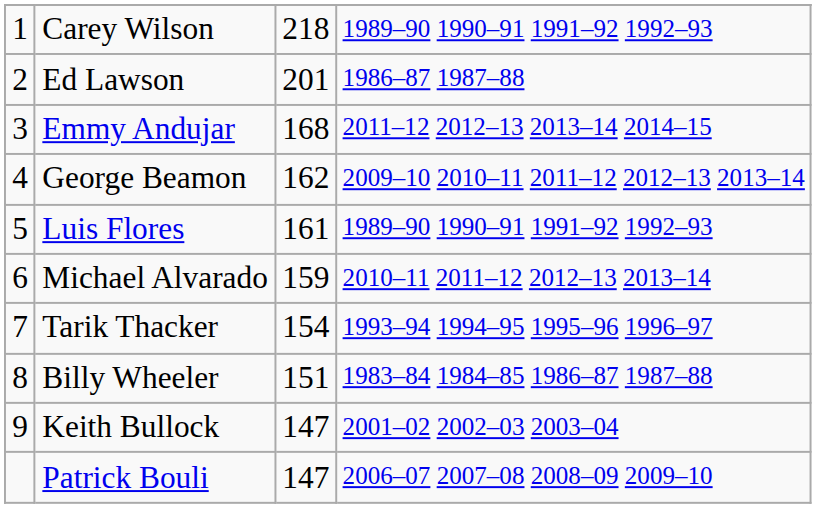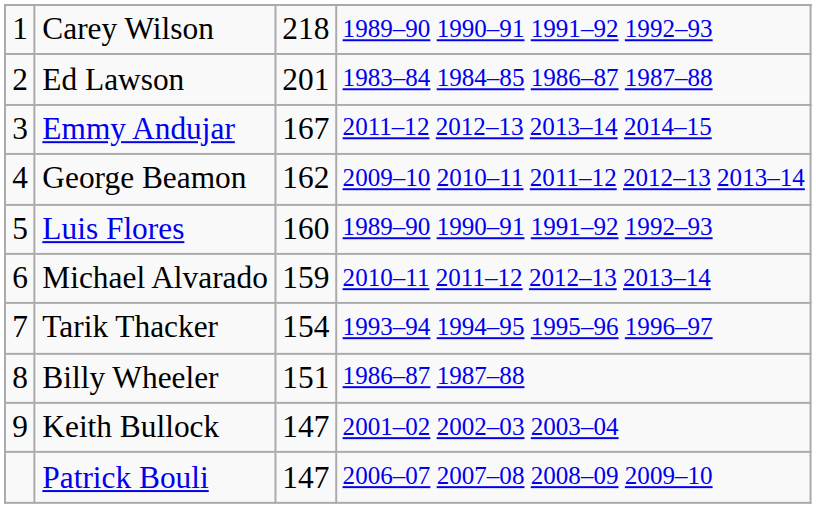(434, 79) 1986–87 1987–88 -> (528, 79) 1983–84 1984–85 1986–87 1987–88
(306, 128) 168 -> (306, 128) 167
(306, 228) 161 -> (306, 228) 160
(528, 377) 1983–84 1984–85 1986–87 1987–88 -> (434, 377) 1986–87 1987–88
